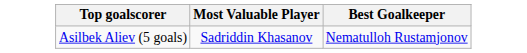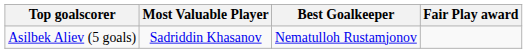+ column: (471, 15)
